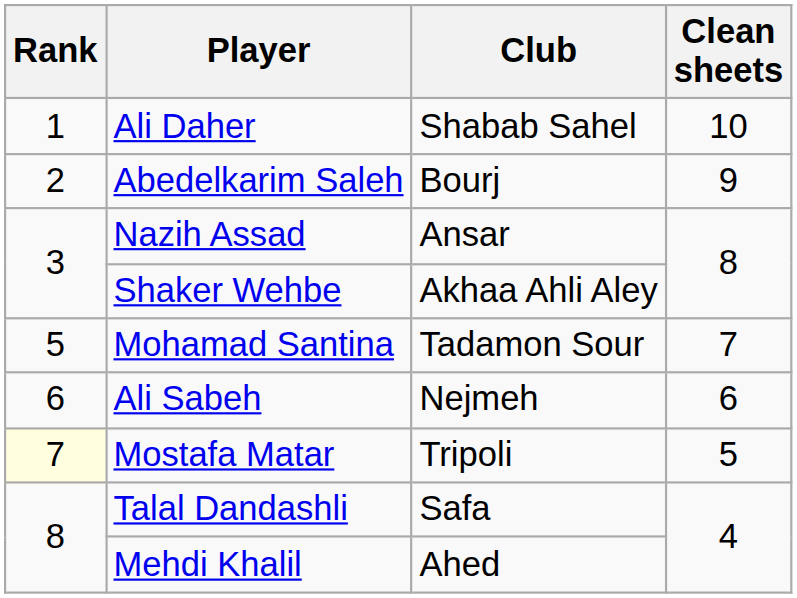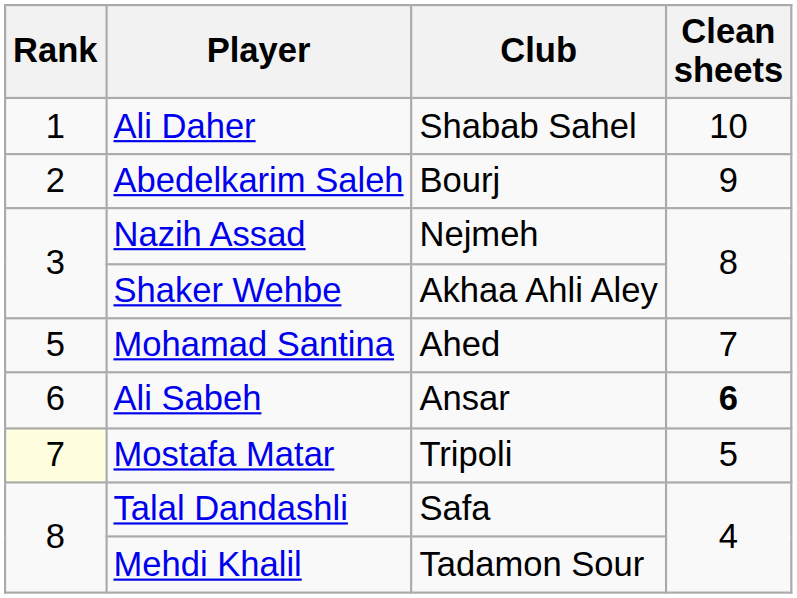(465, 235) Ansar -> (479, 235) Nejmeh
(532, 344) Tadamon Sour -> (460, 344) Ahed
(479, 399) Nejmeh -> (465, 399) Ansar
(728, 399) normal -> (728, 399) bold
(460, 564) Ahed -> (532, 564) Tadamon Sour
